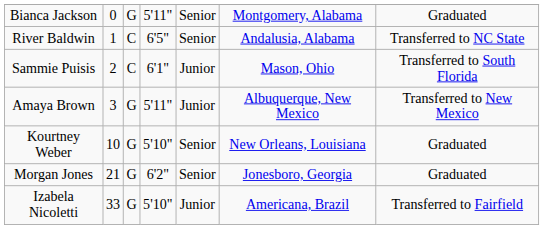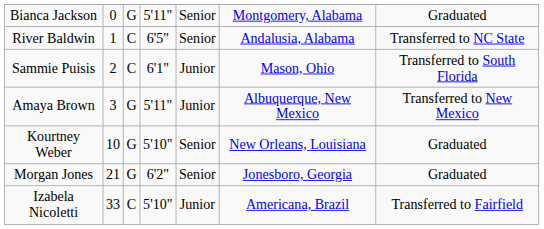(132, 205) G -> (132, 205) C
